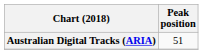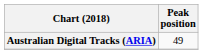(178, 40) 51 -> (178, 40) 49
